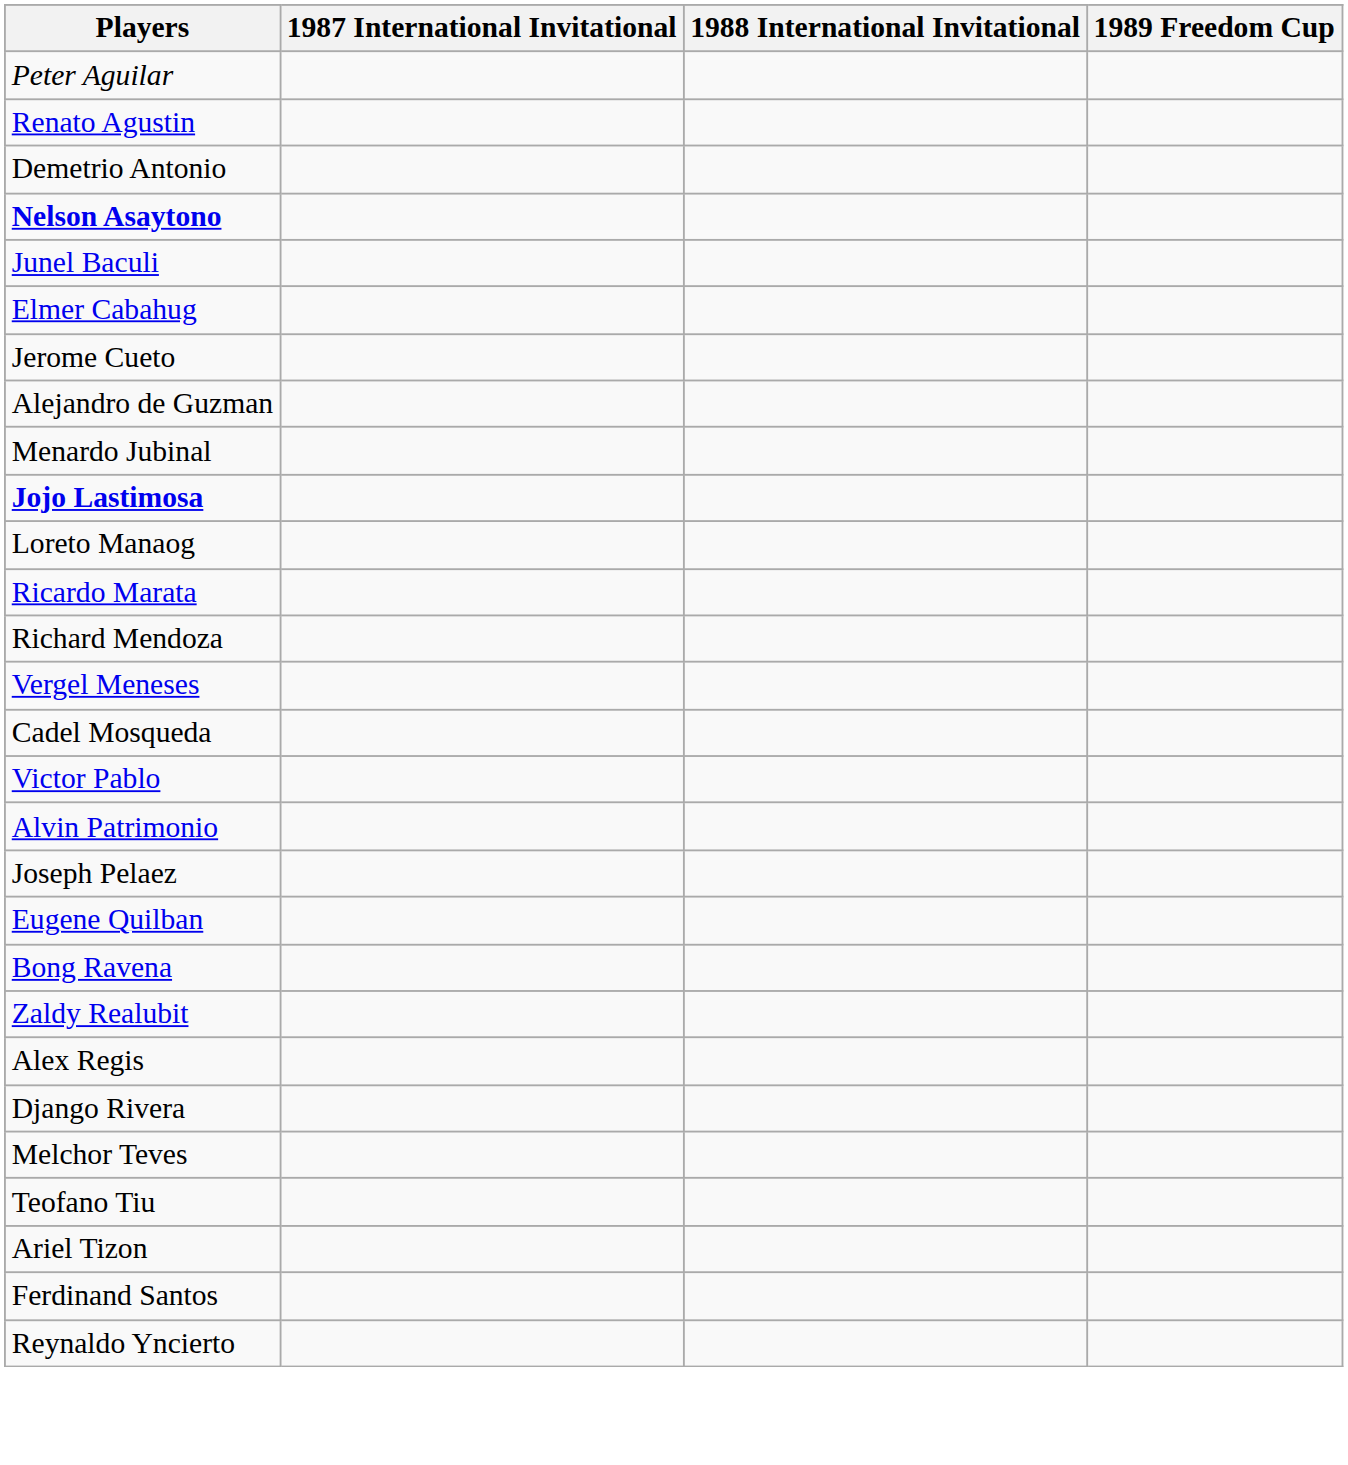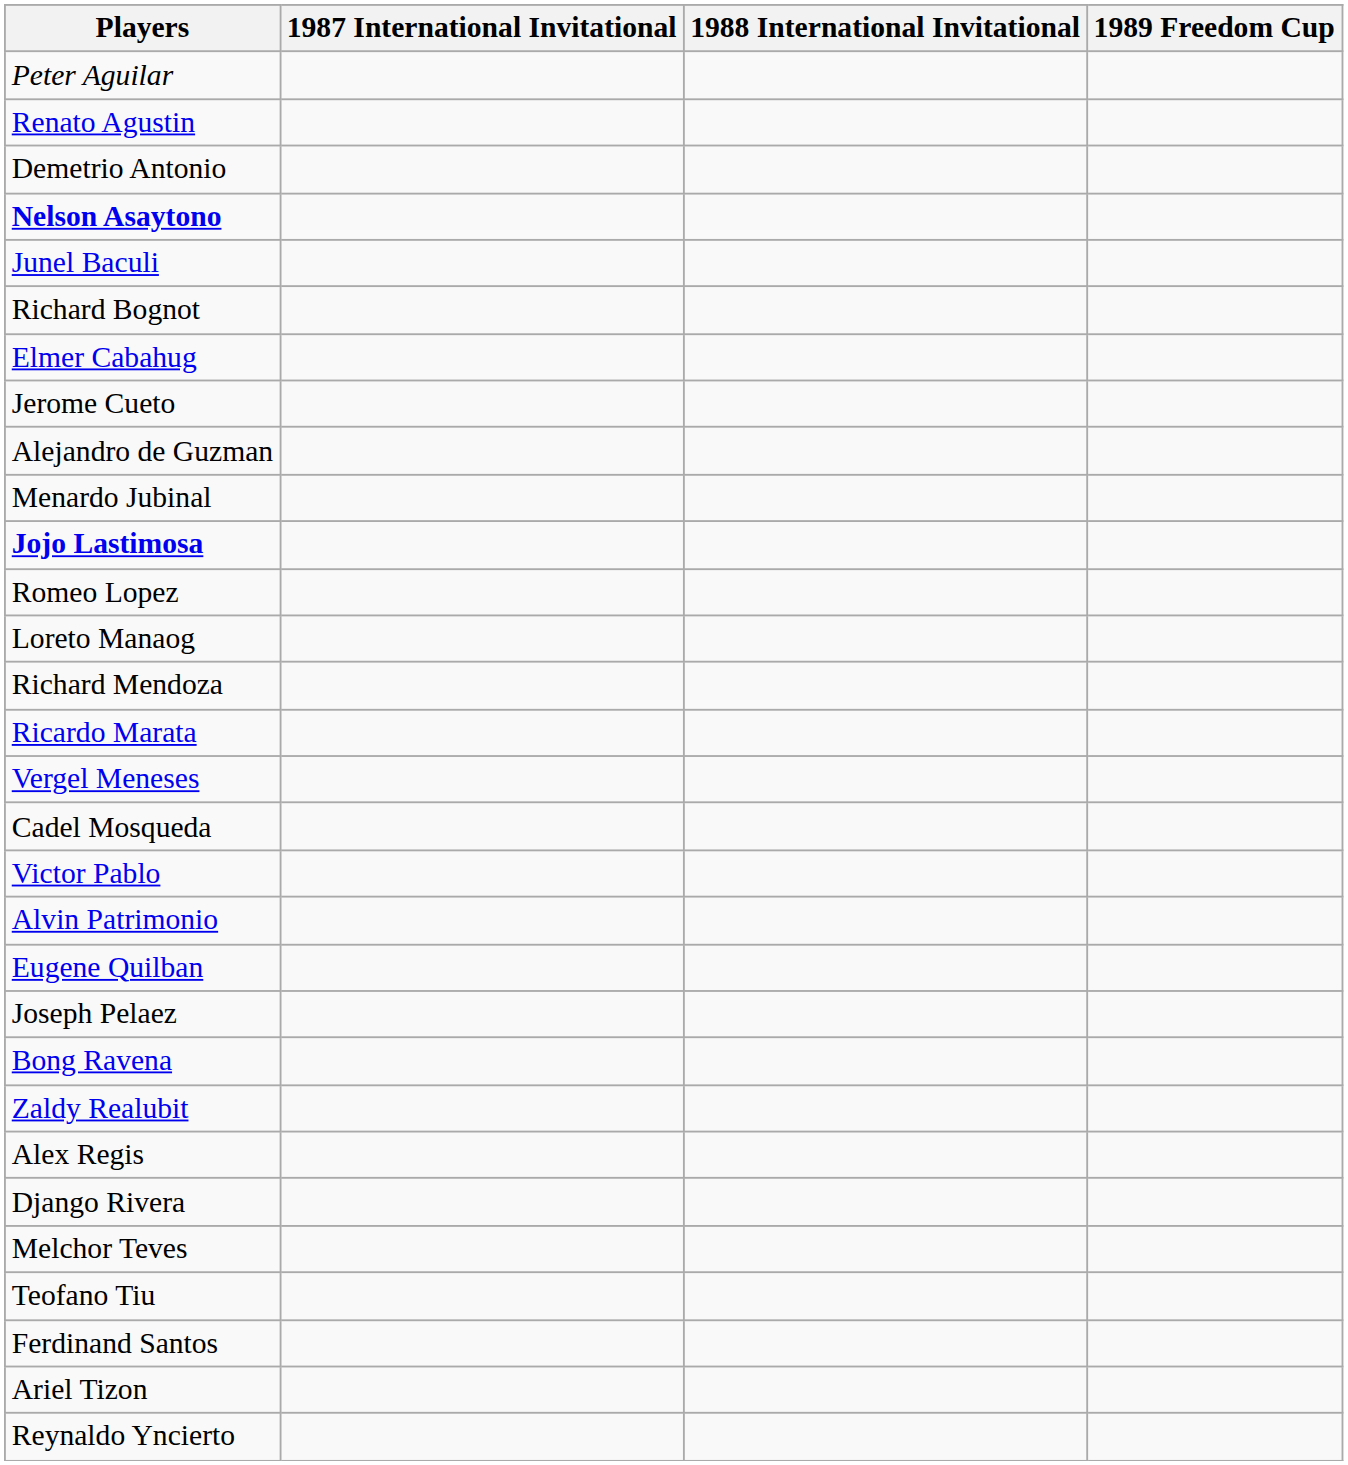+ row: (106, 309)
+ row: (95, 591)
rows swapped: (104, 591) <-> (117, 638)
rows swapped: (94, 872) <-> (108, 919)
rows swapped: (80, 1248) <-> (115, 1295)
